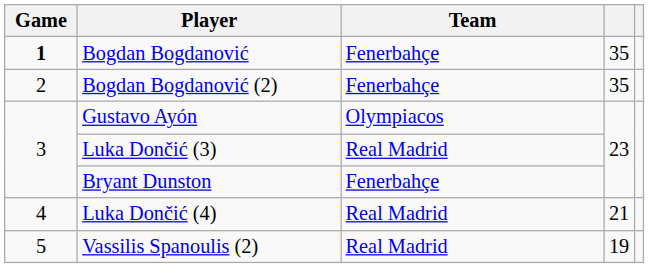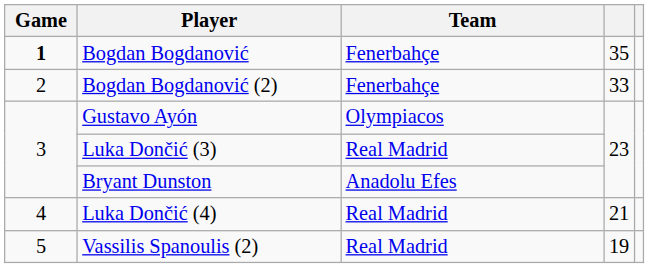(619, 85) 35 -> (619, 85) 33
(392, 181) Fenerbahçe -> (401, 181) Anadolu Efes
